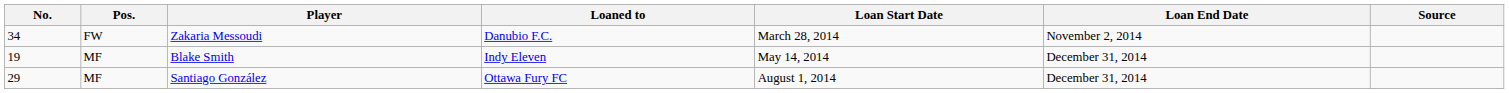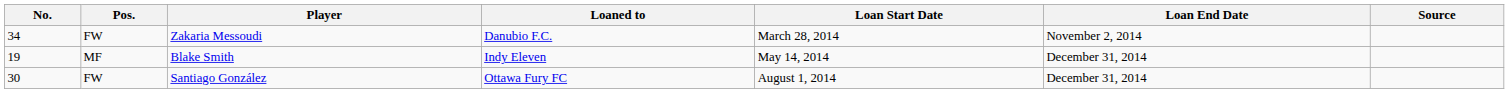(14, 78) 29 -> (14, 78) 30
(93, 78) MF -> (93, 78) FW
